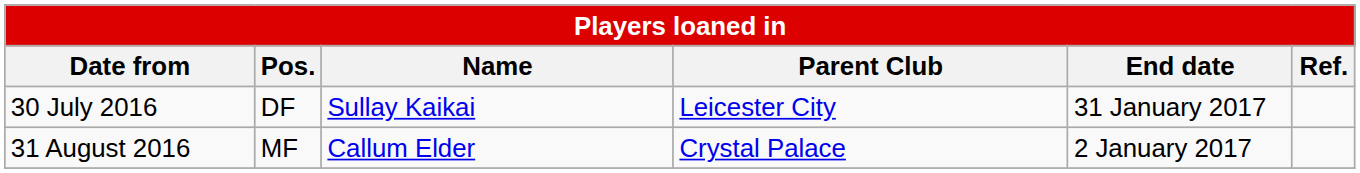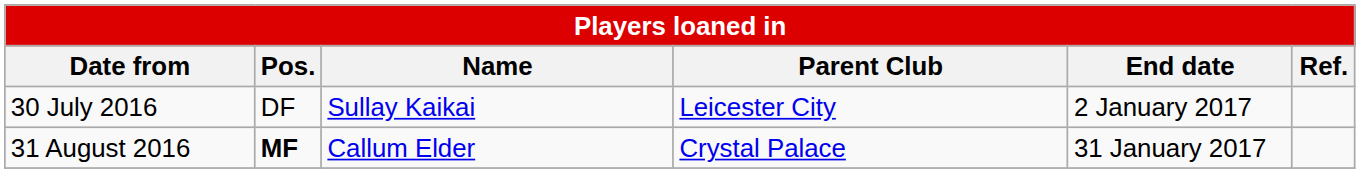(1170, 107) 31 January 2017 -> (1163, 107) 2 January 2017
(280, 148) normal -> (280, 148) bold
(1163, 148) 2 January 2017 -> (1170, 148) 31 January 2017
